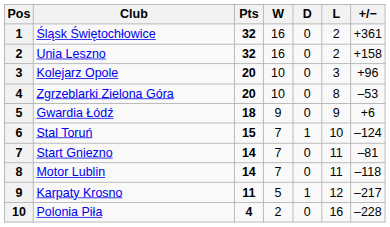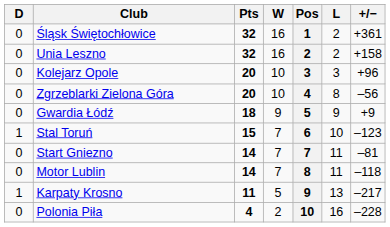columns swapped: (19, 14) <-> (307, 14)
(368, 93) –53 -> (368, 93) –56
(368, 113) +6 -> (368, 113) +9
(368, 133) –124 -> (368, 133) –123
(336, 192) 12 -> (336, 192) 13
